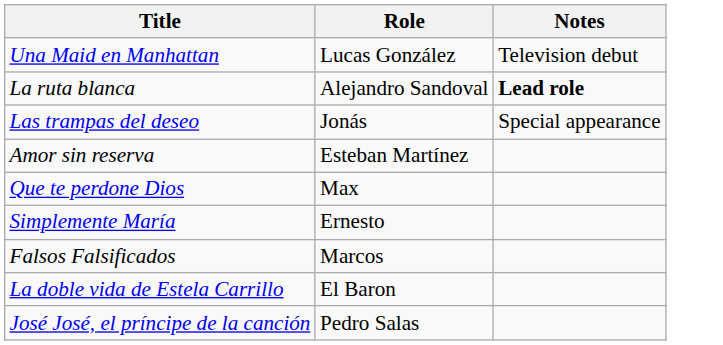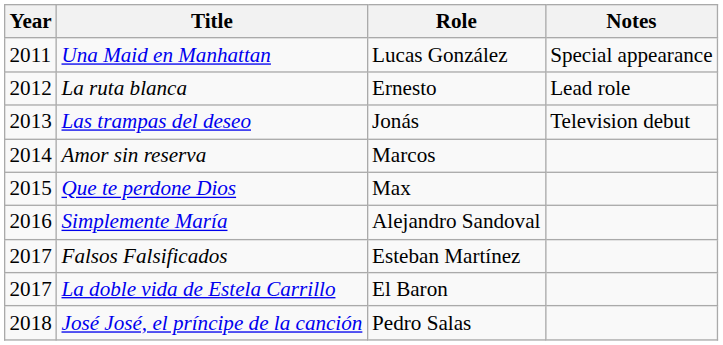+ column: (31, 21)
(568, 54) Television debut -> (631, 54) Special appearance
(404, 88) Alejandro Sandoval -> (404, 88) Ernesto
(541, 88) bold -> (590, 88) normal
(579, 121) Special appearance -> (620, 121) Television debut
(394, 155) Esteban Martínez -> (404, 155) Marcos
(352, 222) Ernesto -> (456, 222) Alejandro Sandoval
(352, 255) Marcos -> (446, 255) Esteban Martínez
